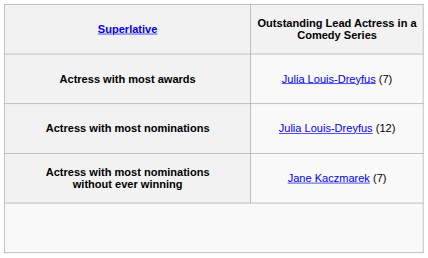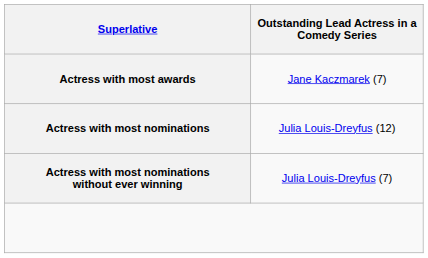(337, 79) Julia Louis-Dreyfus (7) -> (337, 79) Jane Kaczmarek (7)
(337, 178) Jane Kaczmarek (7) -> (337, 178) Julia Louis-Dreyfus (7)
